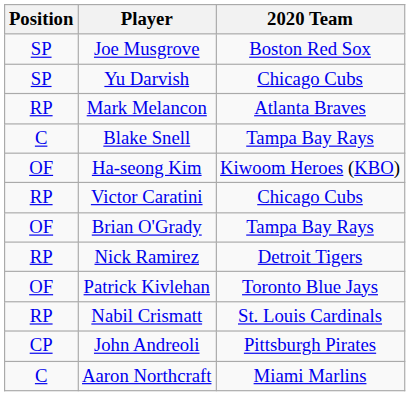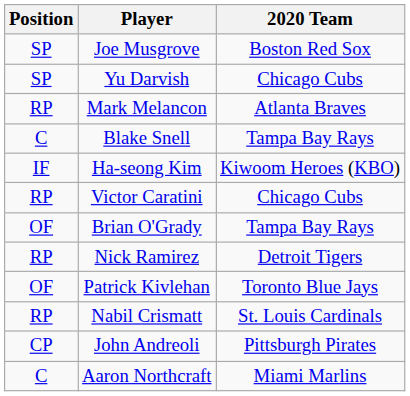(41, 167) OF -> (41, 167) IF
